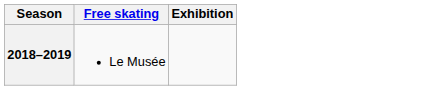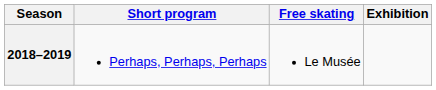+ column: (172, 14)
